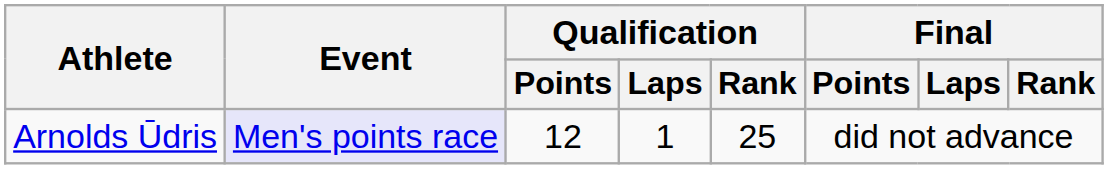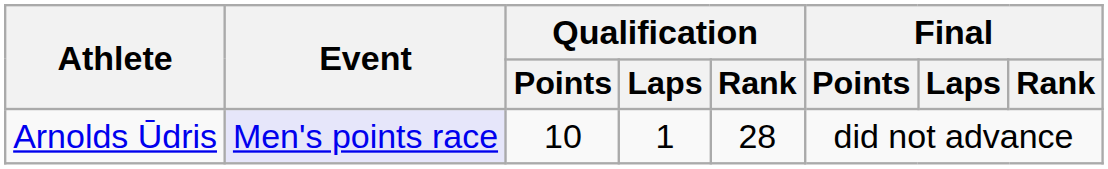(563, 137) 12 -> (563, 137) 10
(757, 137) 25 -> (757, 137) 28
